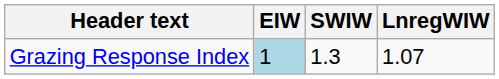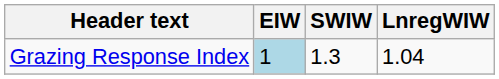(403, 56) 1.07 -> (403, 56) 1.04
